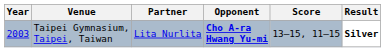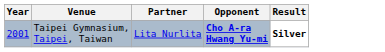- column: (306, 12)
(18, 33) 2003 -> (18, 33) 2001
